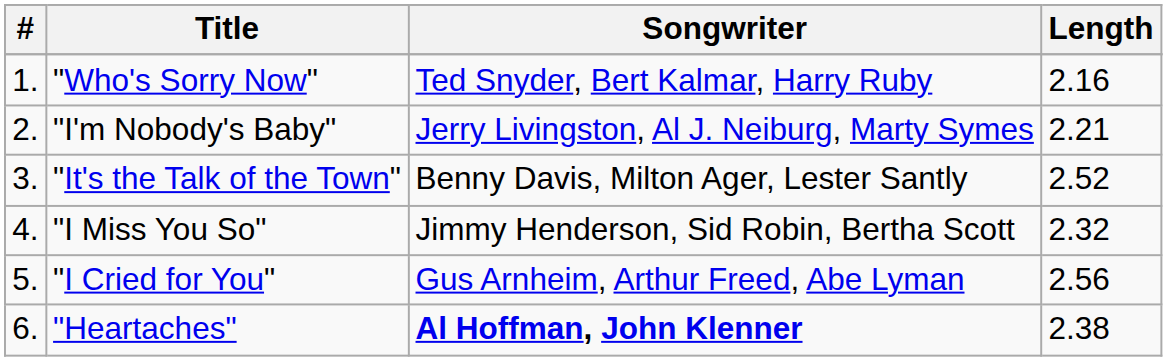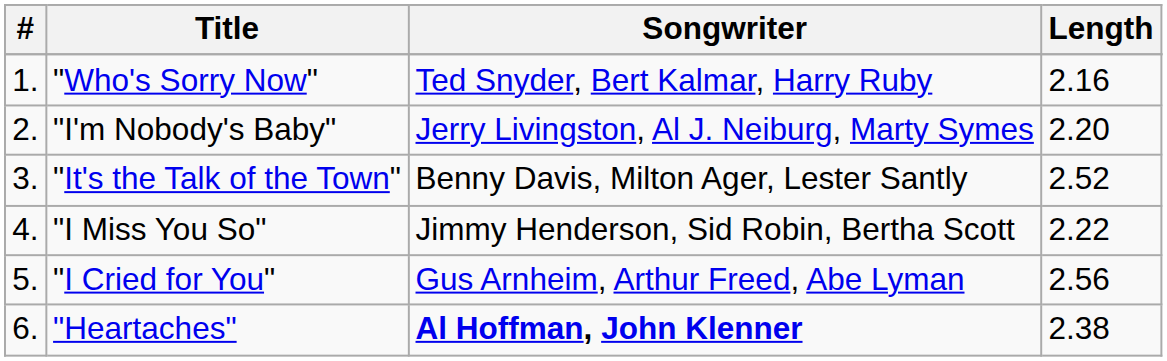(1079, 129) 2.21 -> (1079, 129) 2.20
(1079, 229) 2.32 -> (1079, 229) 2.22
